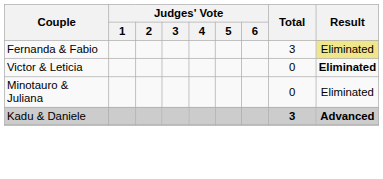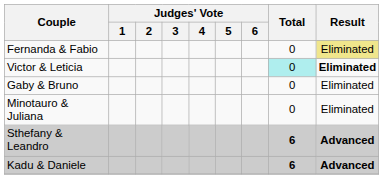(292, 49) 3 -> (292, 49) 0
(292, 67) no background -> (292, 67) paleturquoise background
+ row: (43, 85)
+ row: (35, 140)
(292, 116) 3 -> (292, 165) 6
